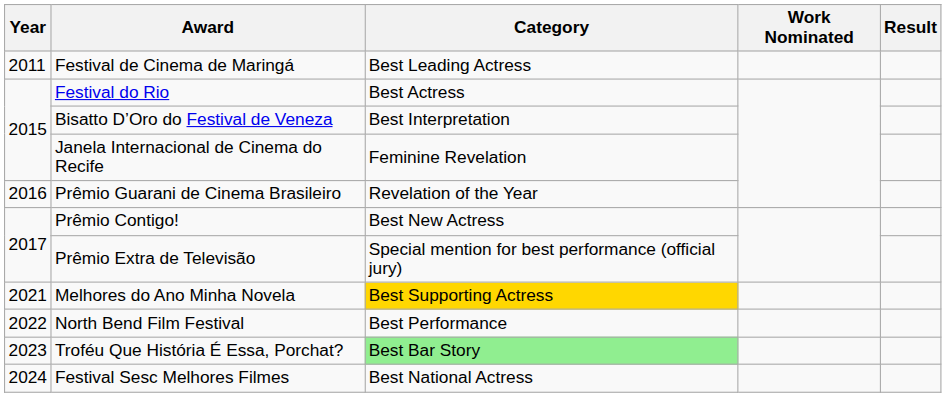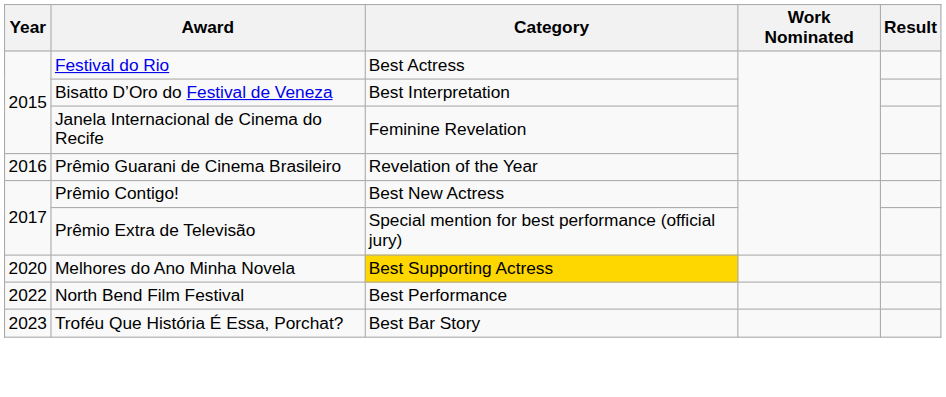- row: (175, 65)
(28, 295) 2021 -> (28, 268) 2020
(424, 350) lightgreen background -> (424, 323) no background
- row: (172, 377)
